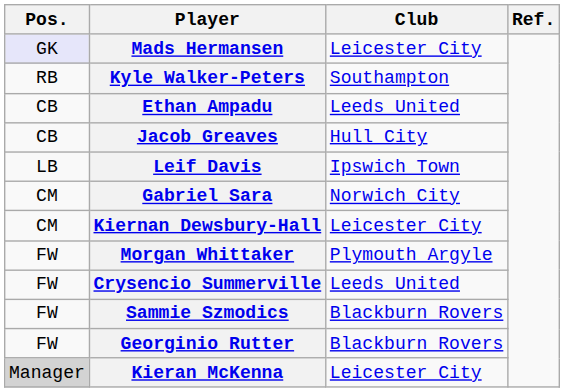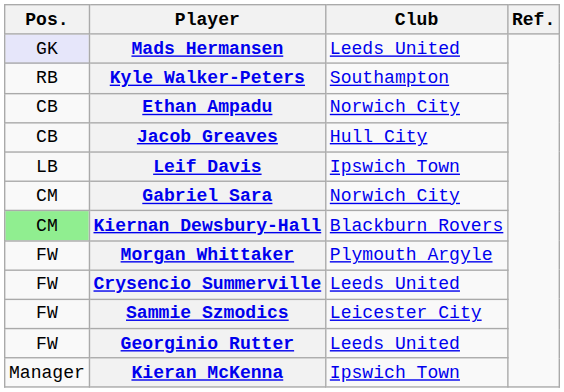(406, 49) Leicester City -> (395, 49) Leeds United
(395, 108) Leeds United -> (395, 108) Norwich City
(47, 226) no background -> (47, 226) lightgreen background
(406, 226) Leicester City -> (417, 226) Blackburn Rovers
(417, 314) Blackburn Rovers -> (406, 314) Leicester City
(417, 343) Blackburn Rovers -> (395, 343) Leeds United
(47, 373) lightgrey background -> (47, 373) no background
(406, 373) Leicester City -> (395, 373) Ipswich Town
